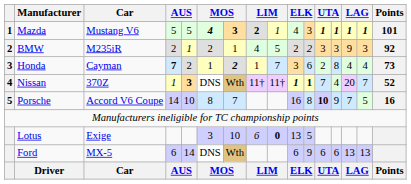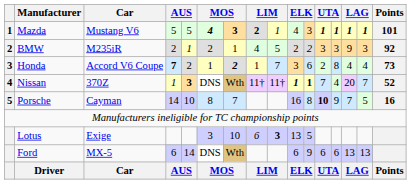(104, 65) Cayman -> (125, 65) Accord V6 Coupe
(125, 100) Accord V6 Coupe -> (104, 100) Cayman
(277, 135) 0 -> (277, 135) 3
